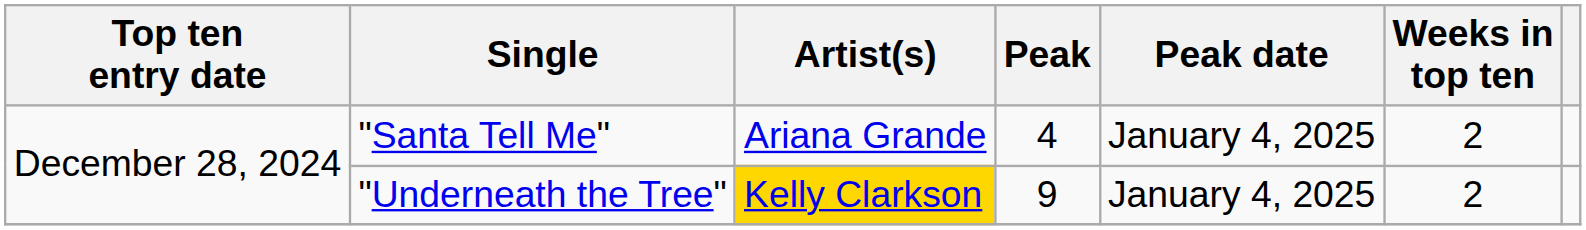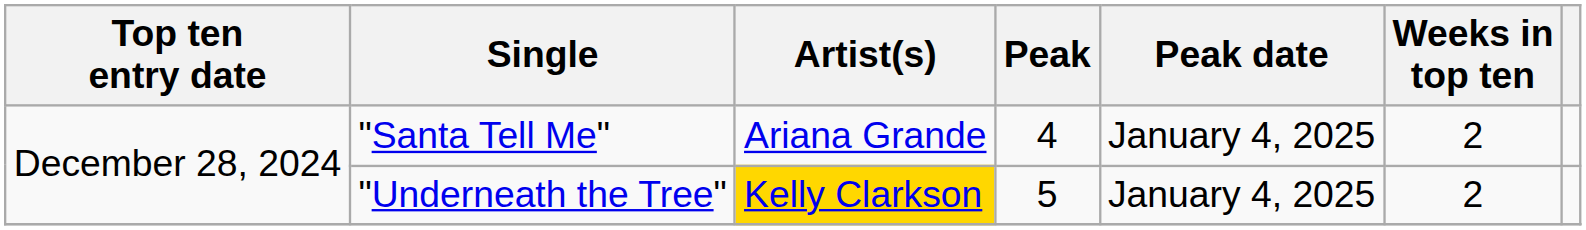(1047, 194) 9 -> (1047, 194) 5
